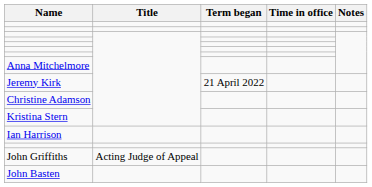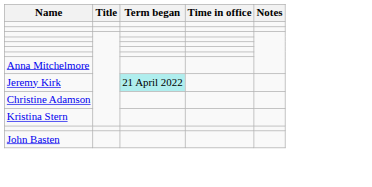(234, 82) no background -> (152, 82) paleturquoise background
- row: (34, 134)
- row: (37, 156)
